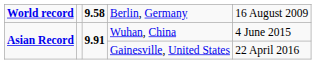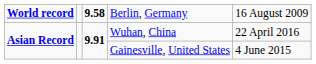(263, 31) 4 June 2015 -> (267, 31) 22 April 2016
(267, 50) 22 April 2016 -> (263, 50) 4 June 2015
